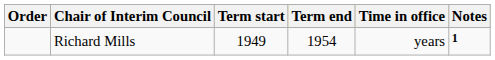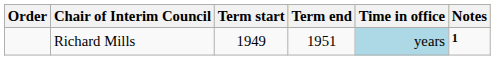(322, 41) 1954 -> (322, 41) 1951
(430, 41) no background -> (430, 41) lightblue background
